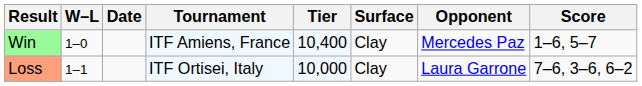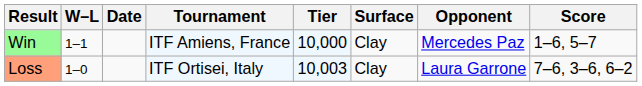(76, 43) 1–0 -> (76, 43) 1–1
(322, 42) 10,400 -> (322, 42) 10,000
(76, 69) 1–1 -> (76, 69) 1–0
(322, 68) 10,000 -> (322, 68) 10,003
